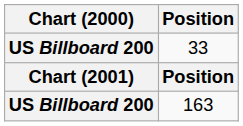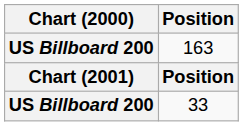rows swapped: (198, 47) <-> (198, 105)
